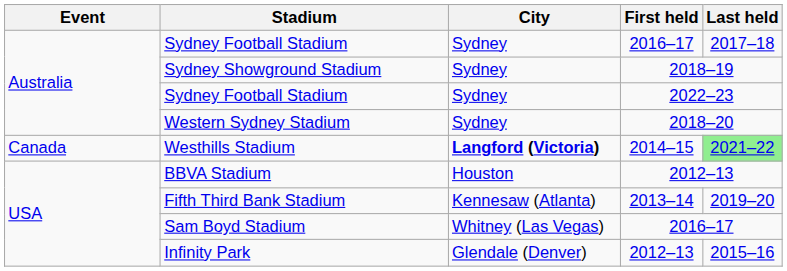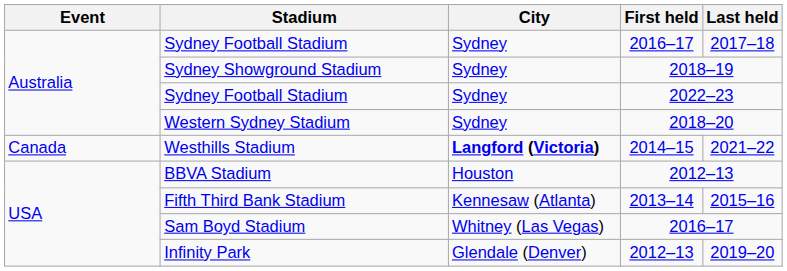(742, 148) lightgreen background -> (742, 148) no background
(742, 200) 2019–20 -> (742, 200) 2015–16
(742, 252) 2015–16 -> (742, 252) 2019–20
